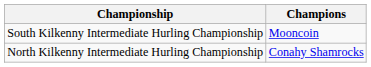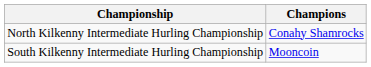rows swapped: (135, 52) <-> (135, 33)
